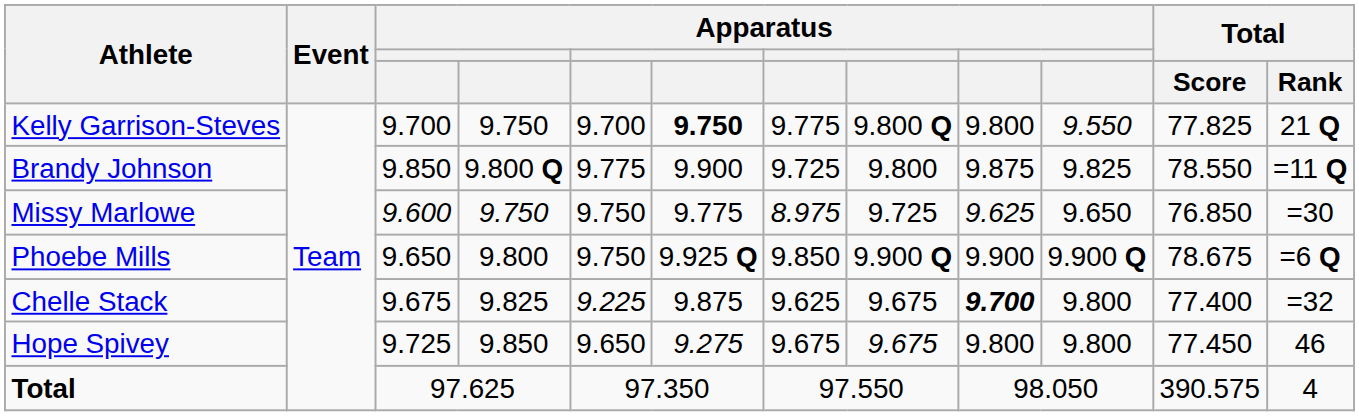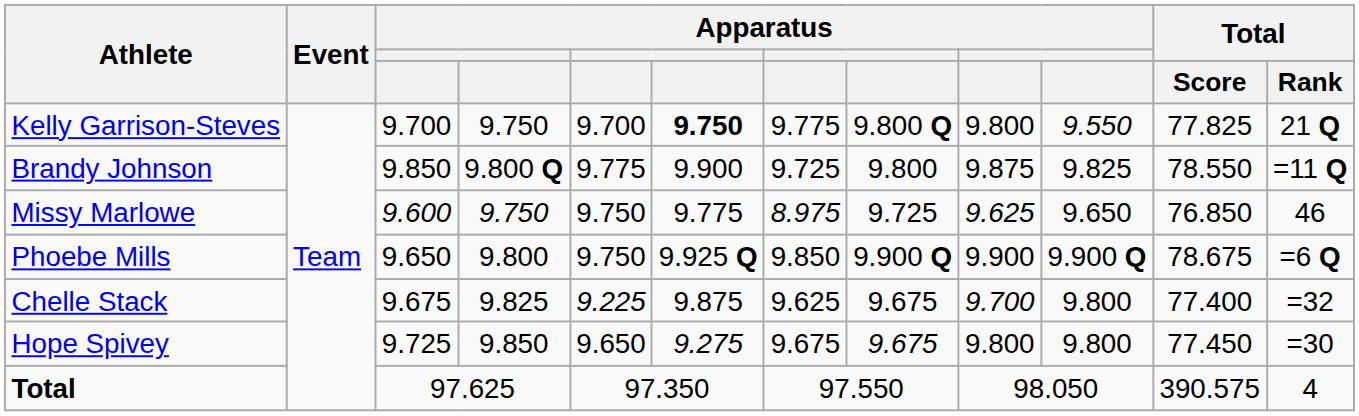(1310, 213) =30 -> (1310, 213) 46
(1000, 301) bold -> (1000, 301) normal
(1310, 345) 46 -> (1310, 345) =30
